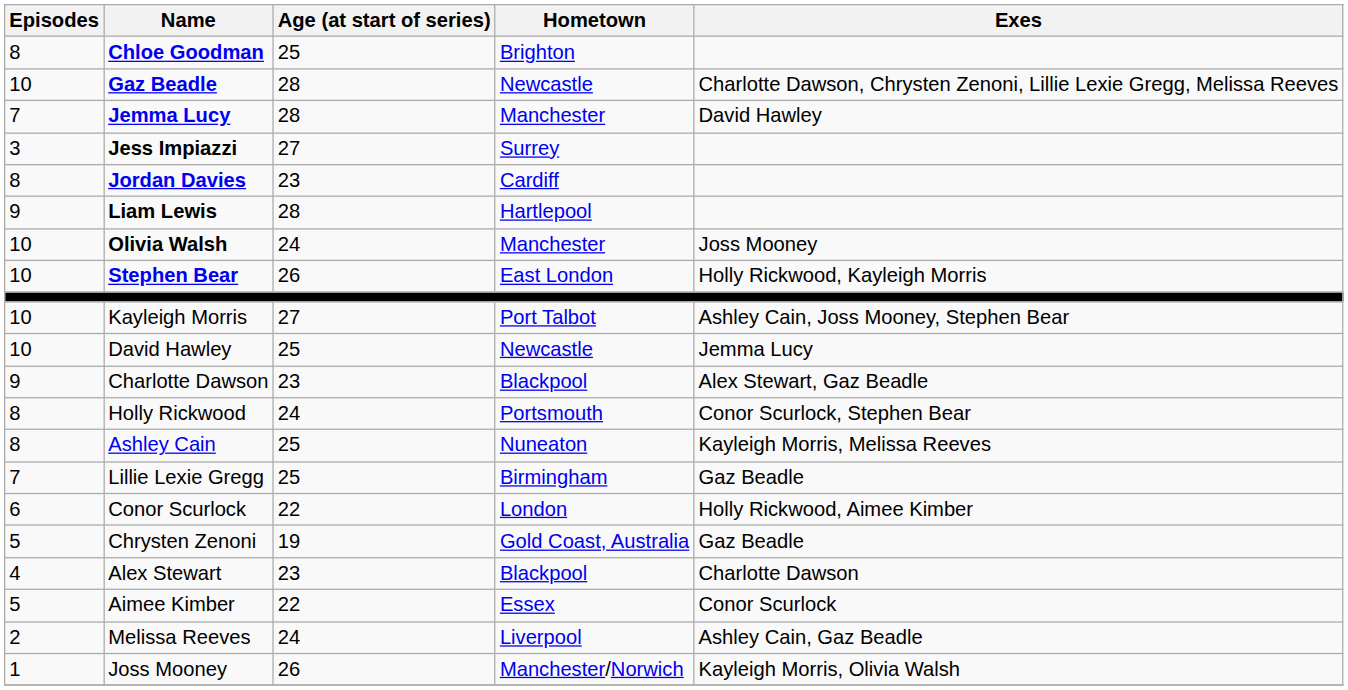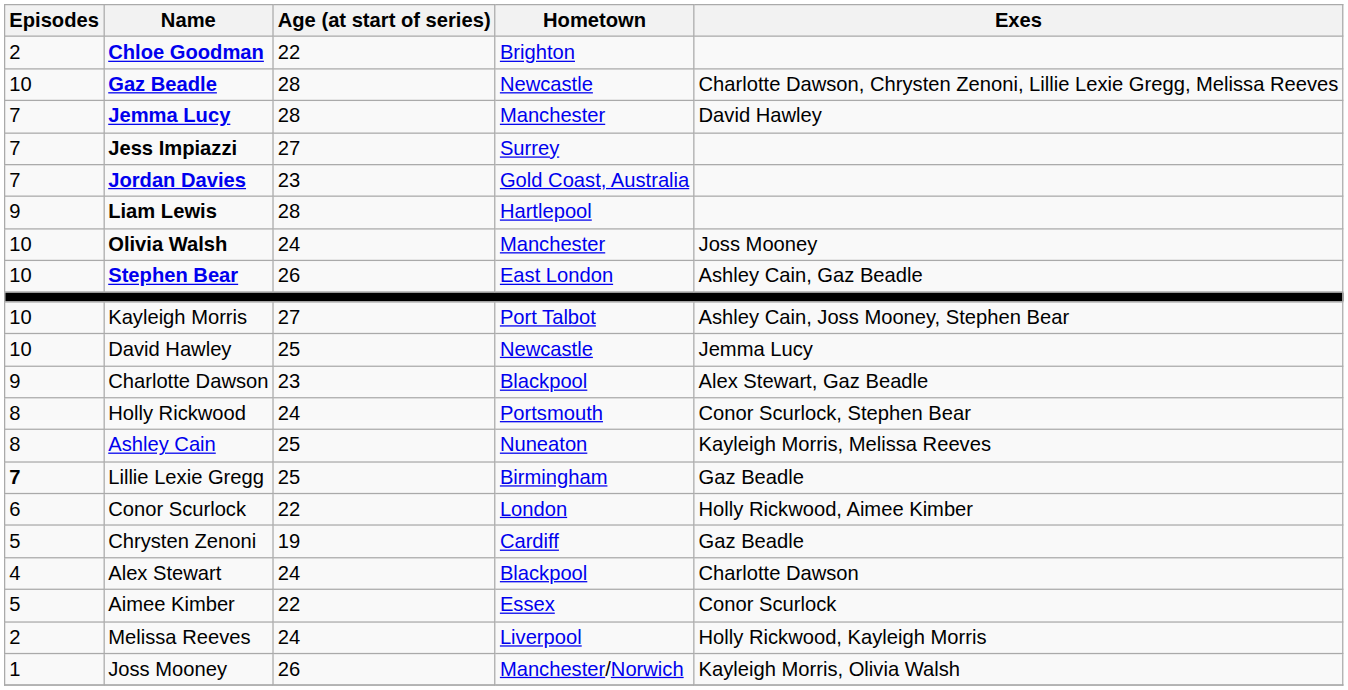(15, 52) 8 -> (15, 52) 2
(289, 52) 25 -> (289, 52) 22
(15, 148) 3 -> (15, 148) 7
(15, 180) 8 -> (15, 180) 7
(529, 180) Cardiff -> (595, 180) Gold Coast, Australia
(843, 276) Holly Rickwood, Kayleigh Morris -> (811, 276) Ashley Cain, Gaz Beadle
(15, 477) normal -> (15, 477) bold
(595, 541) Gold Coast, Australia -> (529, 541) Cardiff
(289, 573) 23 -> (289, 573) 24
(811, 637) Ashley Cain, Gaz Beadle -> (843, 637) Holly Rickwood, Kayleigh Morris
